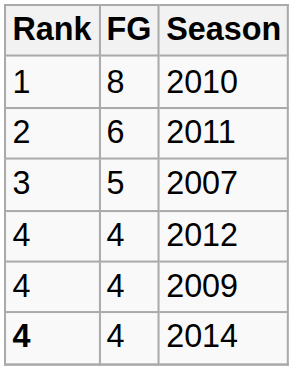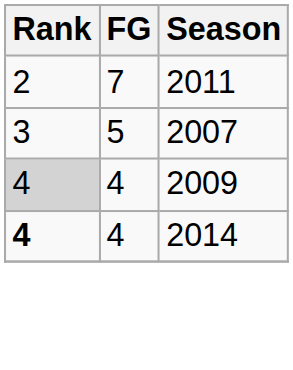- row: (202, 81)
(115, 132) 6 -> (115, 81) 7
- row: (202, 235)
(21, 286) no background -> (21, 183) lightgrey background
